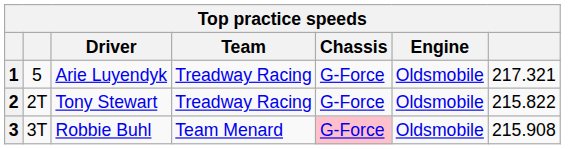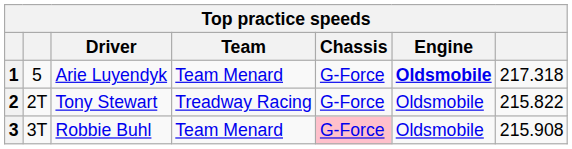(244, 75) Treadway Racing -> (229, 75) Team Menard
(440, 75) normal -> (444, 75) bold
(524, 75) 217.321 -> (532, 75) 217.318
